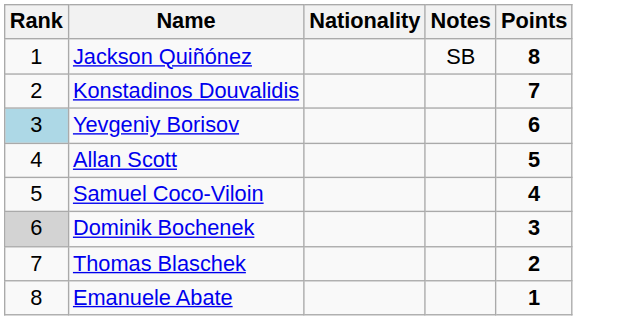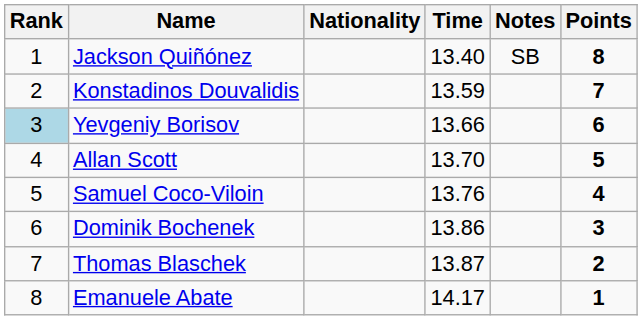+ column: (458, 21)
(36, 228) lightgrey background -> (36, 228) no background
